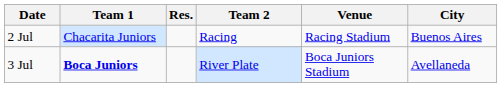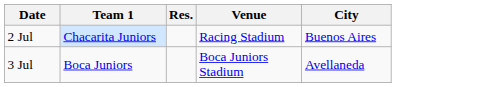- column: (249, 15)
(100, 64) bold -> (98, 64) normal
